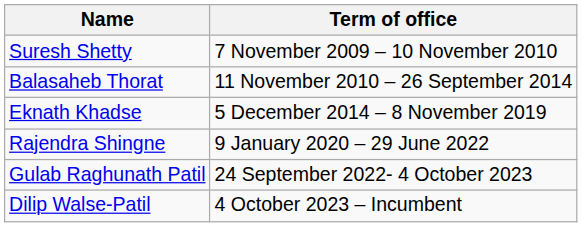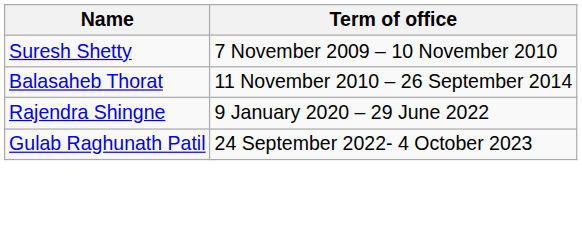- row: (75, 112)
- row: (80, 205)
